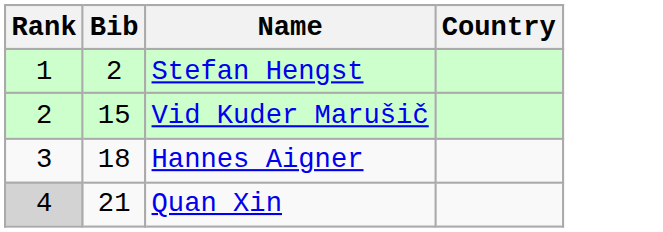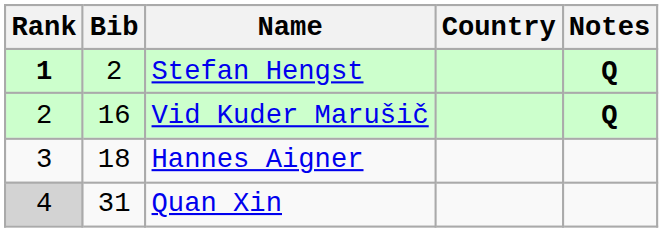+ column: (609, 27)
(44, 71) normal -> (44, 71) bold
(114, 116) 15 -> (114, 116) 16
(114, 204) 21 -> (114, 204) 31
